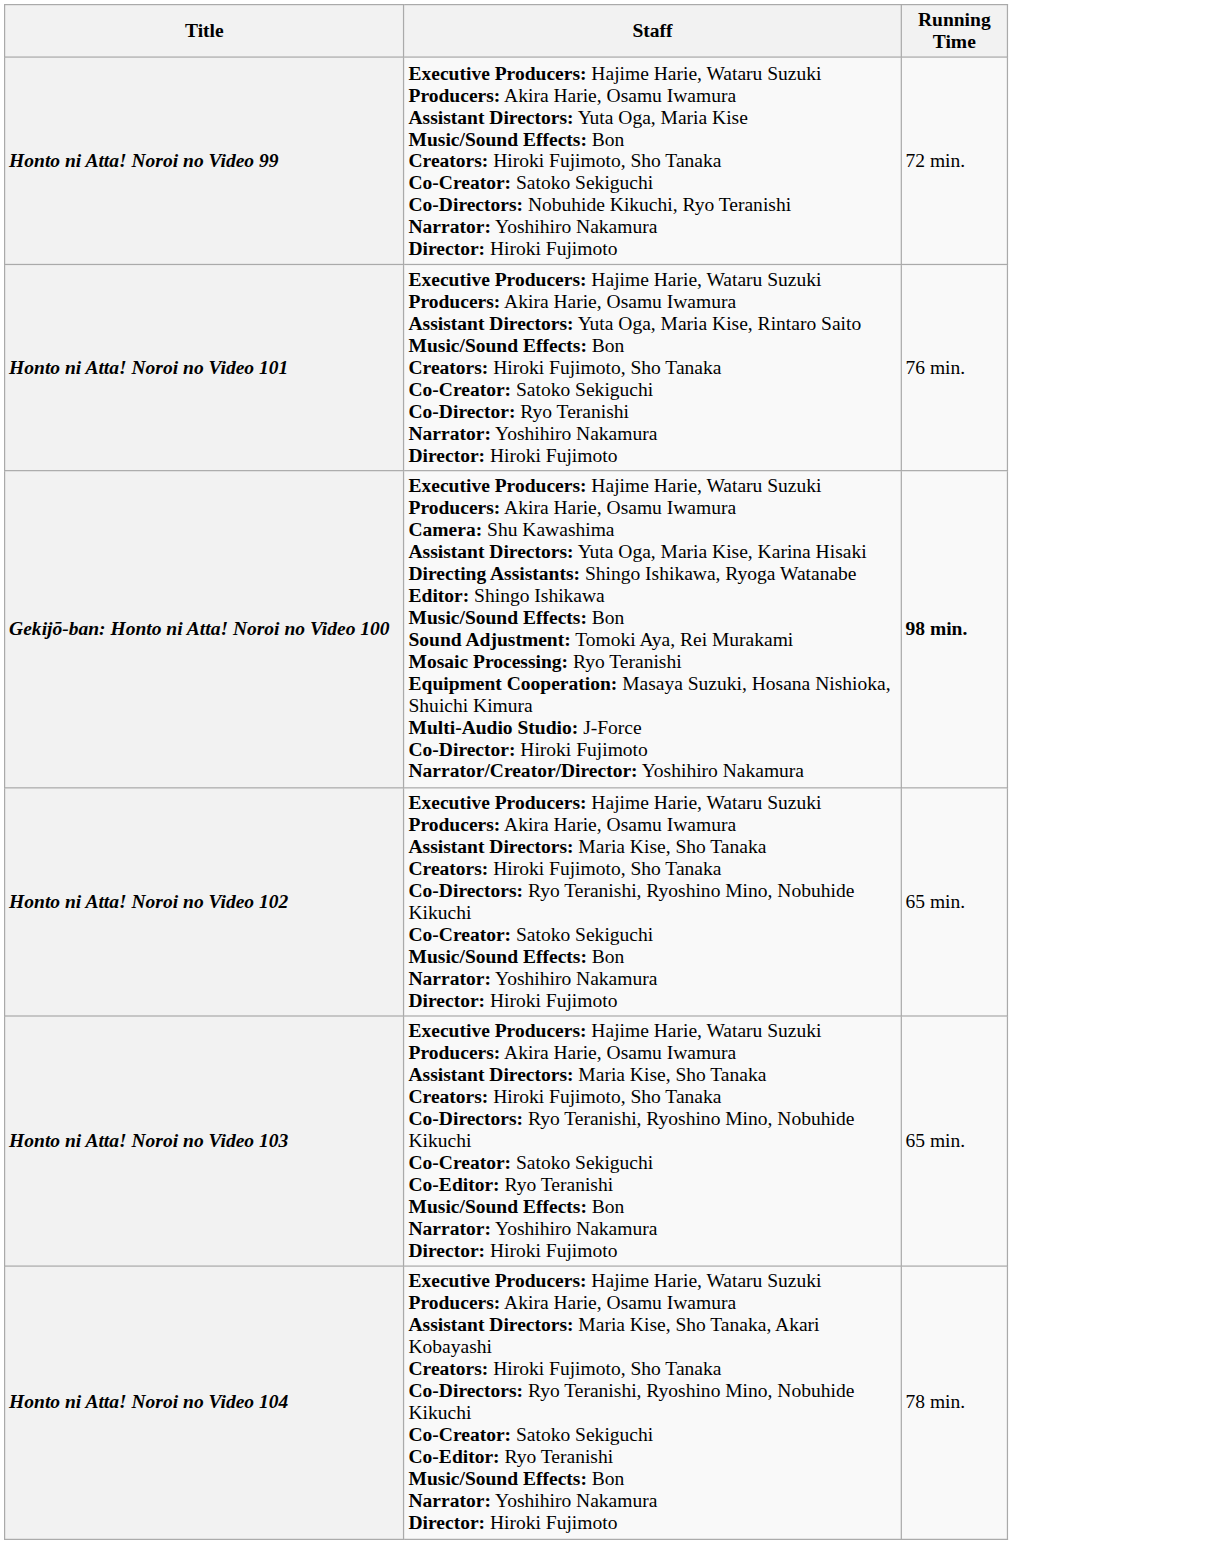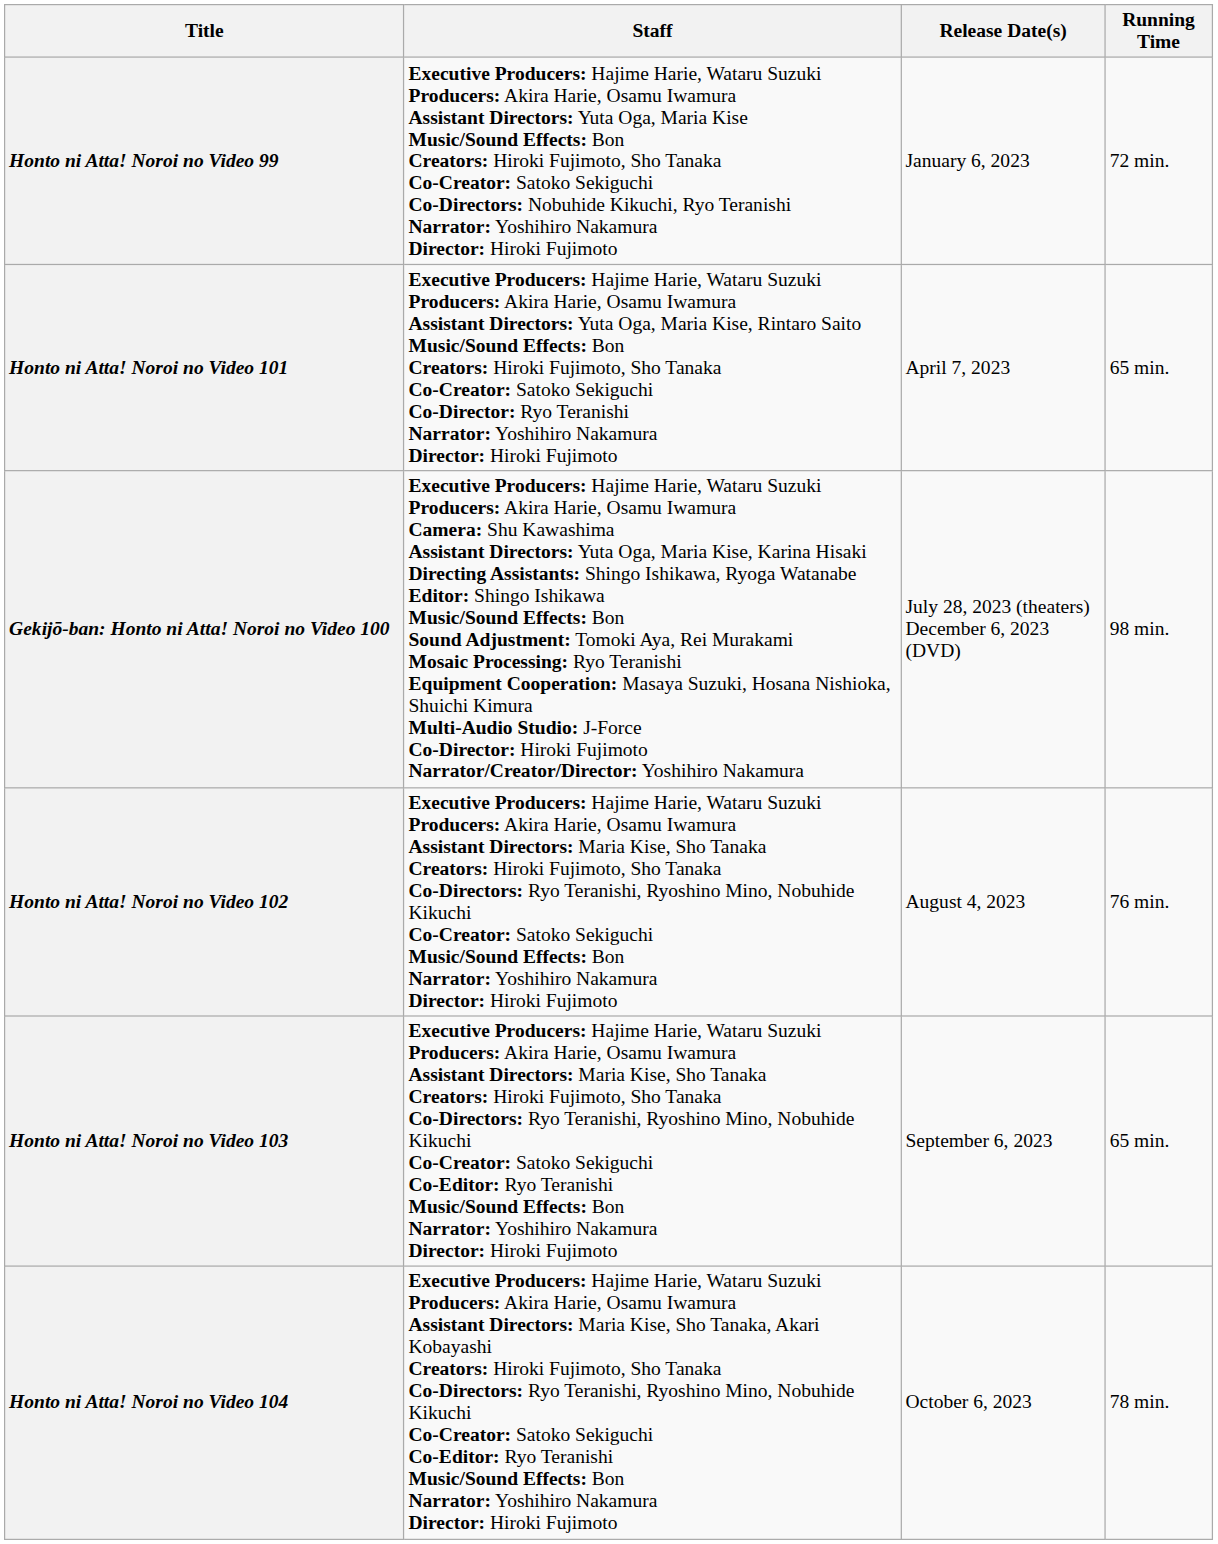+ column: (1003, 30)
(935, 367) 76 min. -> (1140, 367) 65 min.
(936, 628) bold -> (1140, 628) normal
(935, 901) 65 min. -> (1140, 901) 76 min.
